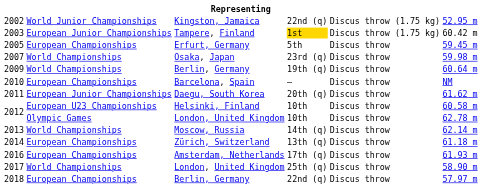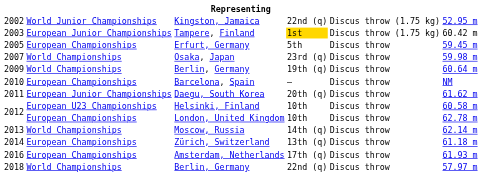(59, 118) Olympic Games -> (82, 118) European Championships
- row: (14, 167)
(82, 179) European Championships -> (74, 167) World Championships
